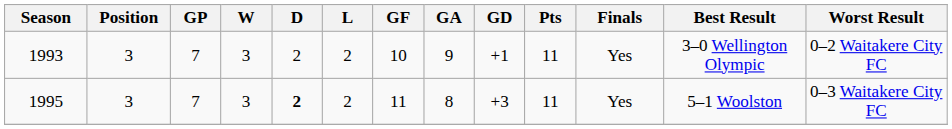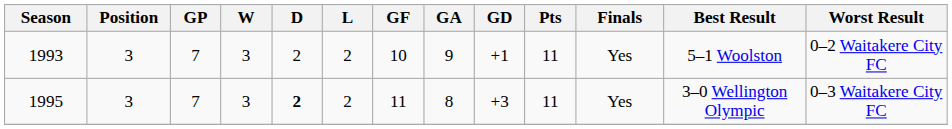(735, 54) 3–0 Wellington Olympic -> (735, 54) 5–1 Woolston
(735, 101) 5–1 Woolston -> (735, 101) 3–0 Wellington Olympic
